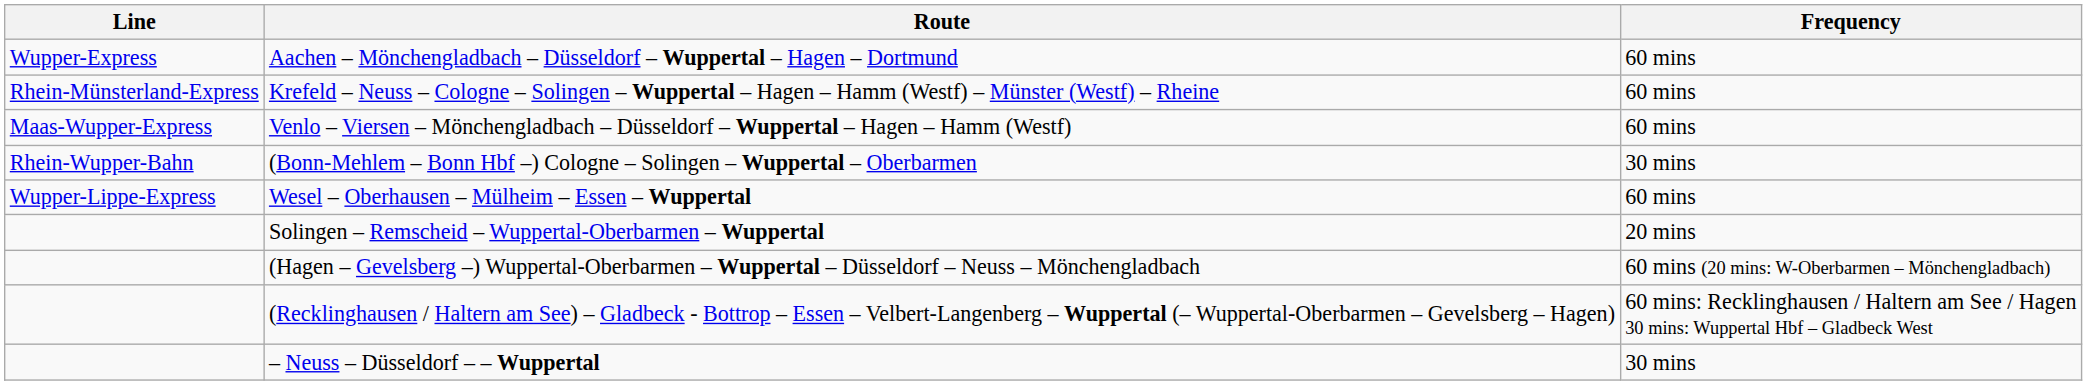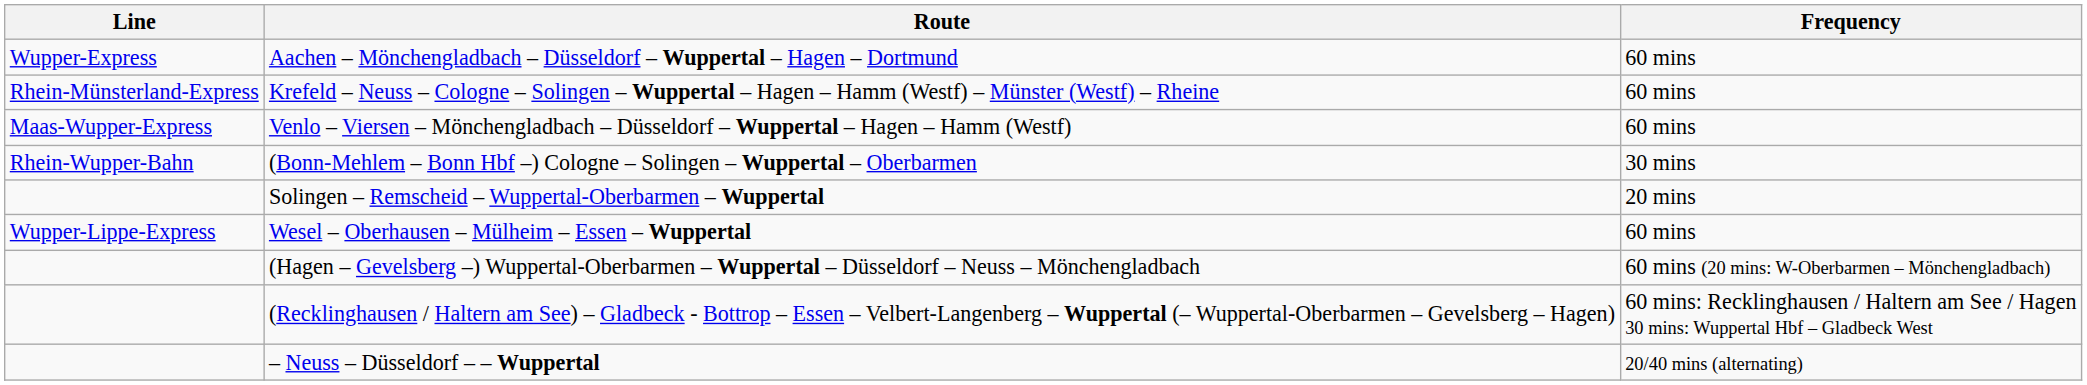rows swapped: (510, 197) <-> (546, 232)
(1660, 362) 30 mins -> (1714, 363) 20/40 mins (alternating)
